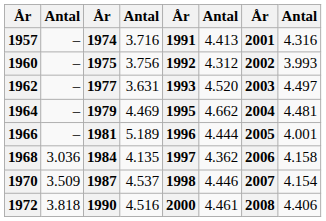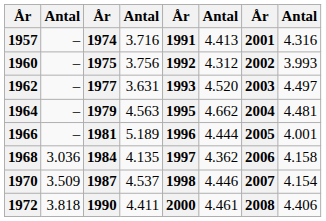(142, 110) 4.469 -> (142, 110) 4.563
(142, 205) 4.516 -> (143, 205) 4.411
